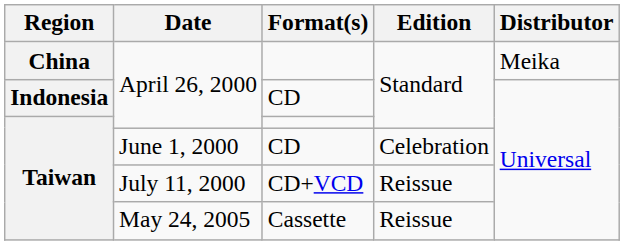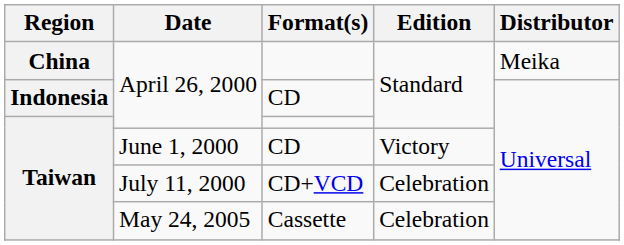(434, 145) Celebration -> (414, 145) Victory
(416, 183) Reissue -> (434, 183) Celebration
(416, 220) Reissue -> (434, 220) Celebration
